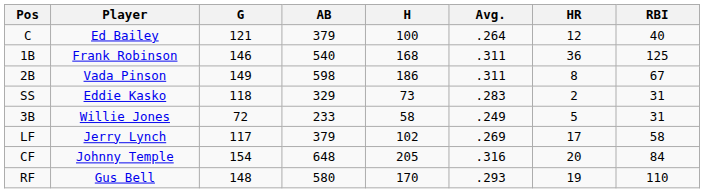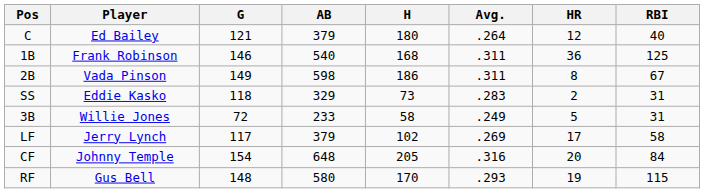(407, 35) 100 -> (407, 35) 180
(657, 177) 110 -> (657, 177) 115
